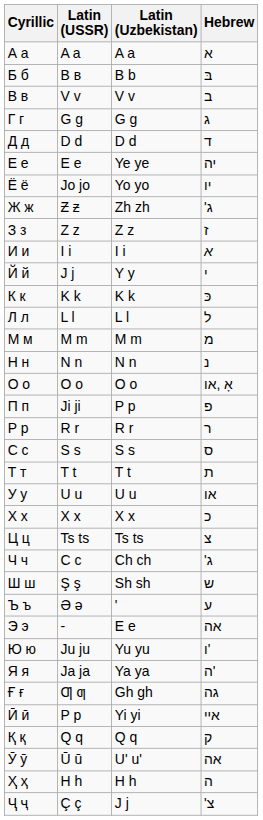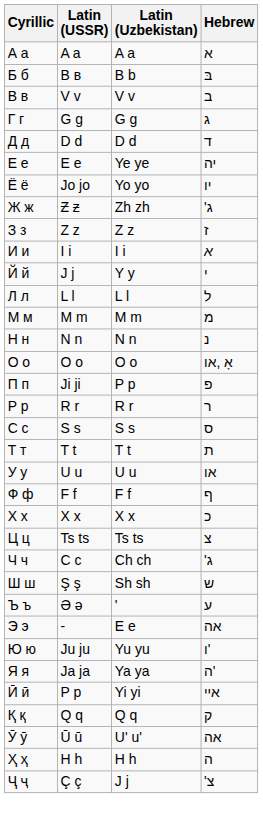- row: (17, 296)
+ row: (21, 494)
- row: (16, 693)
